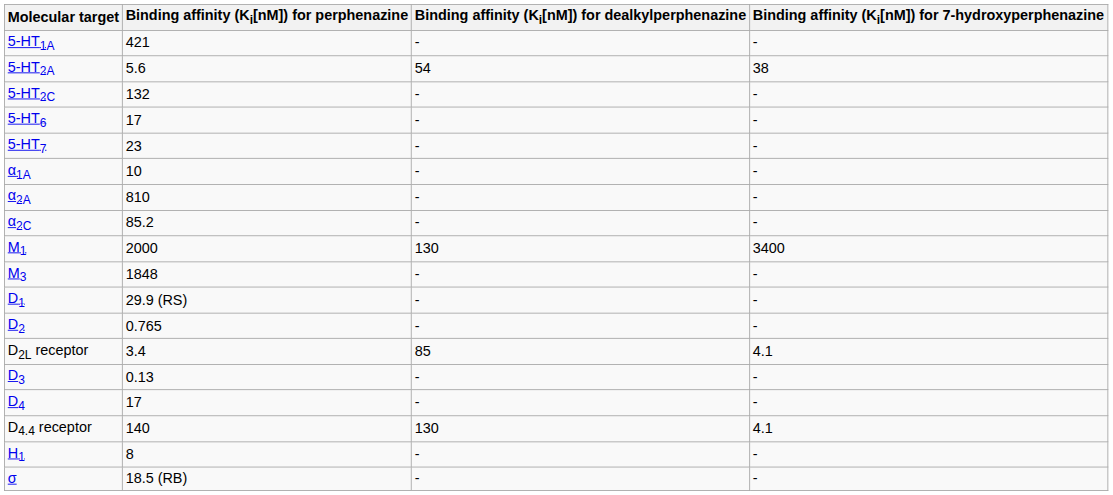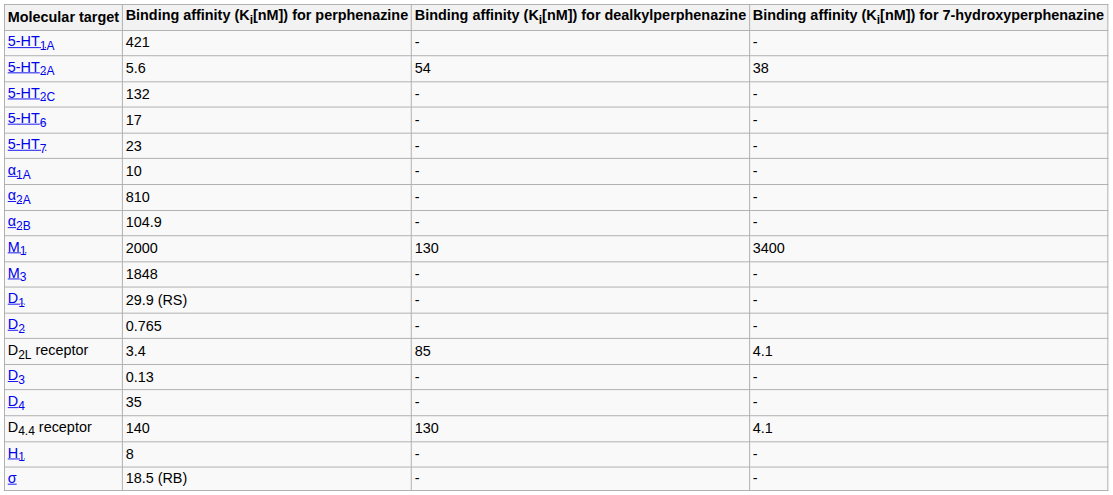+ row: (19, 223)
- row: (20, 223)
(134, 402) 17 -> (134, 402) 35
